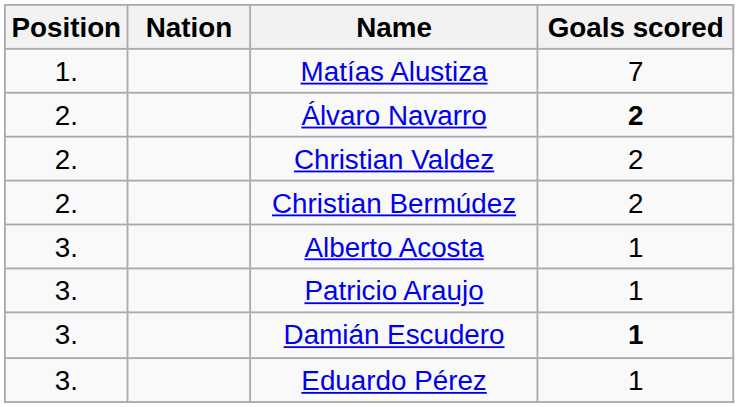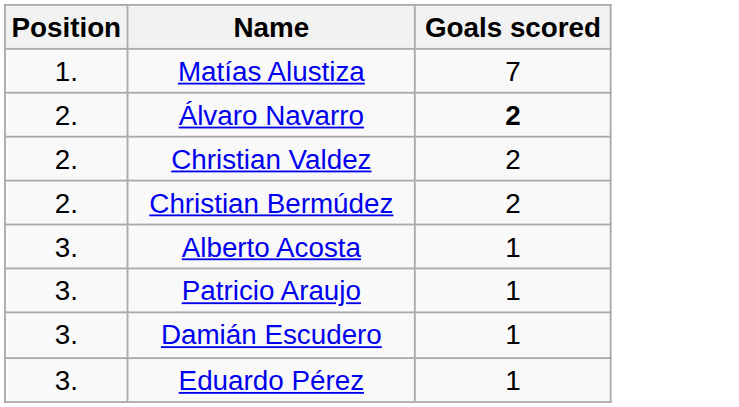- column: (189, 27)
(636, 335) bold -> (513, 335) normal
